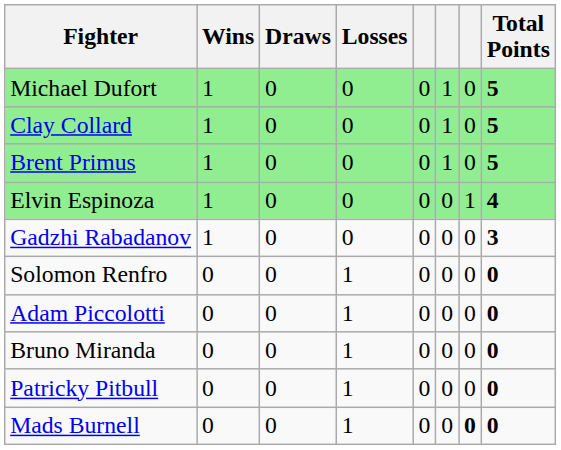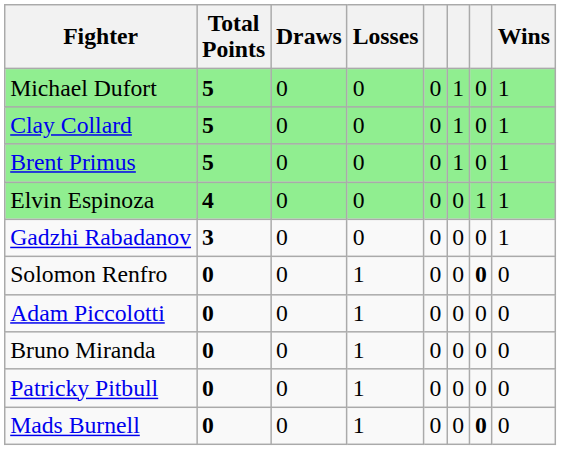columns swapped: (228, 36) <-> (518, 36)
(470, 275) normal -> (481, 275) bold
